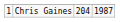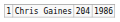(103, 11) 1987 -> (103, 11) 1986
